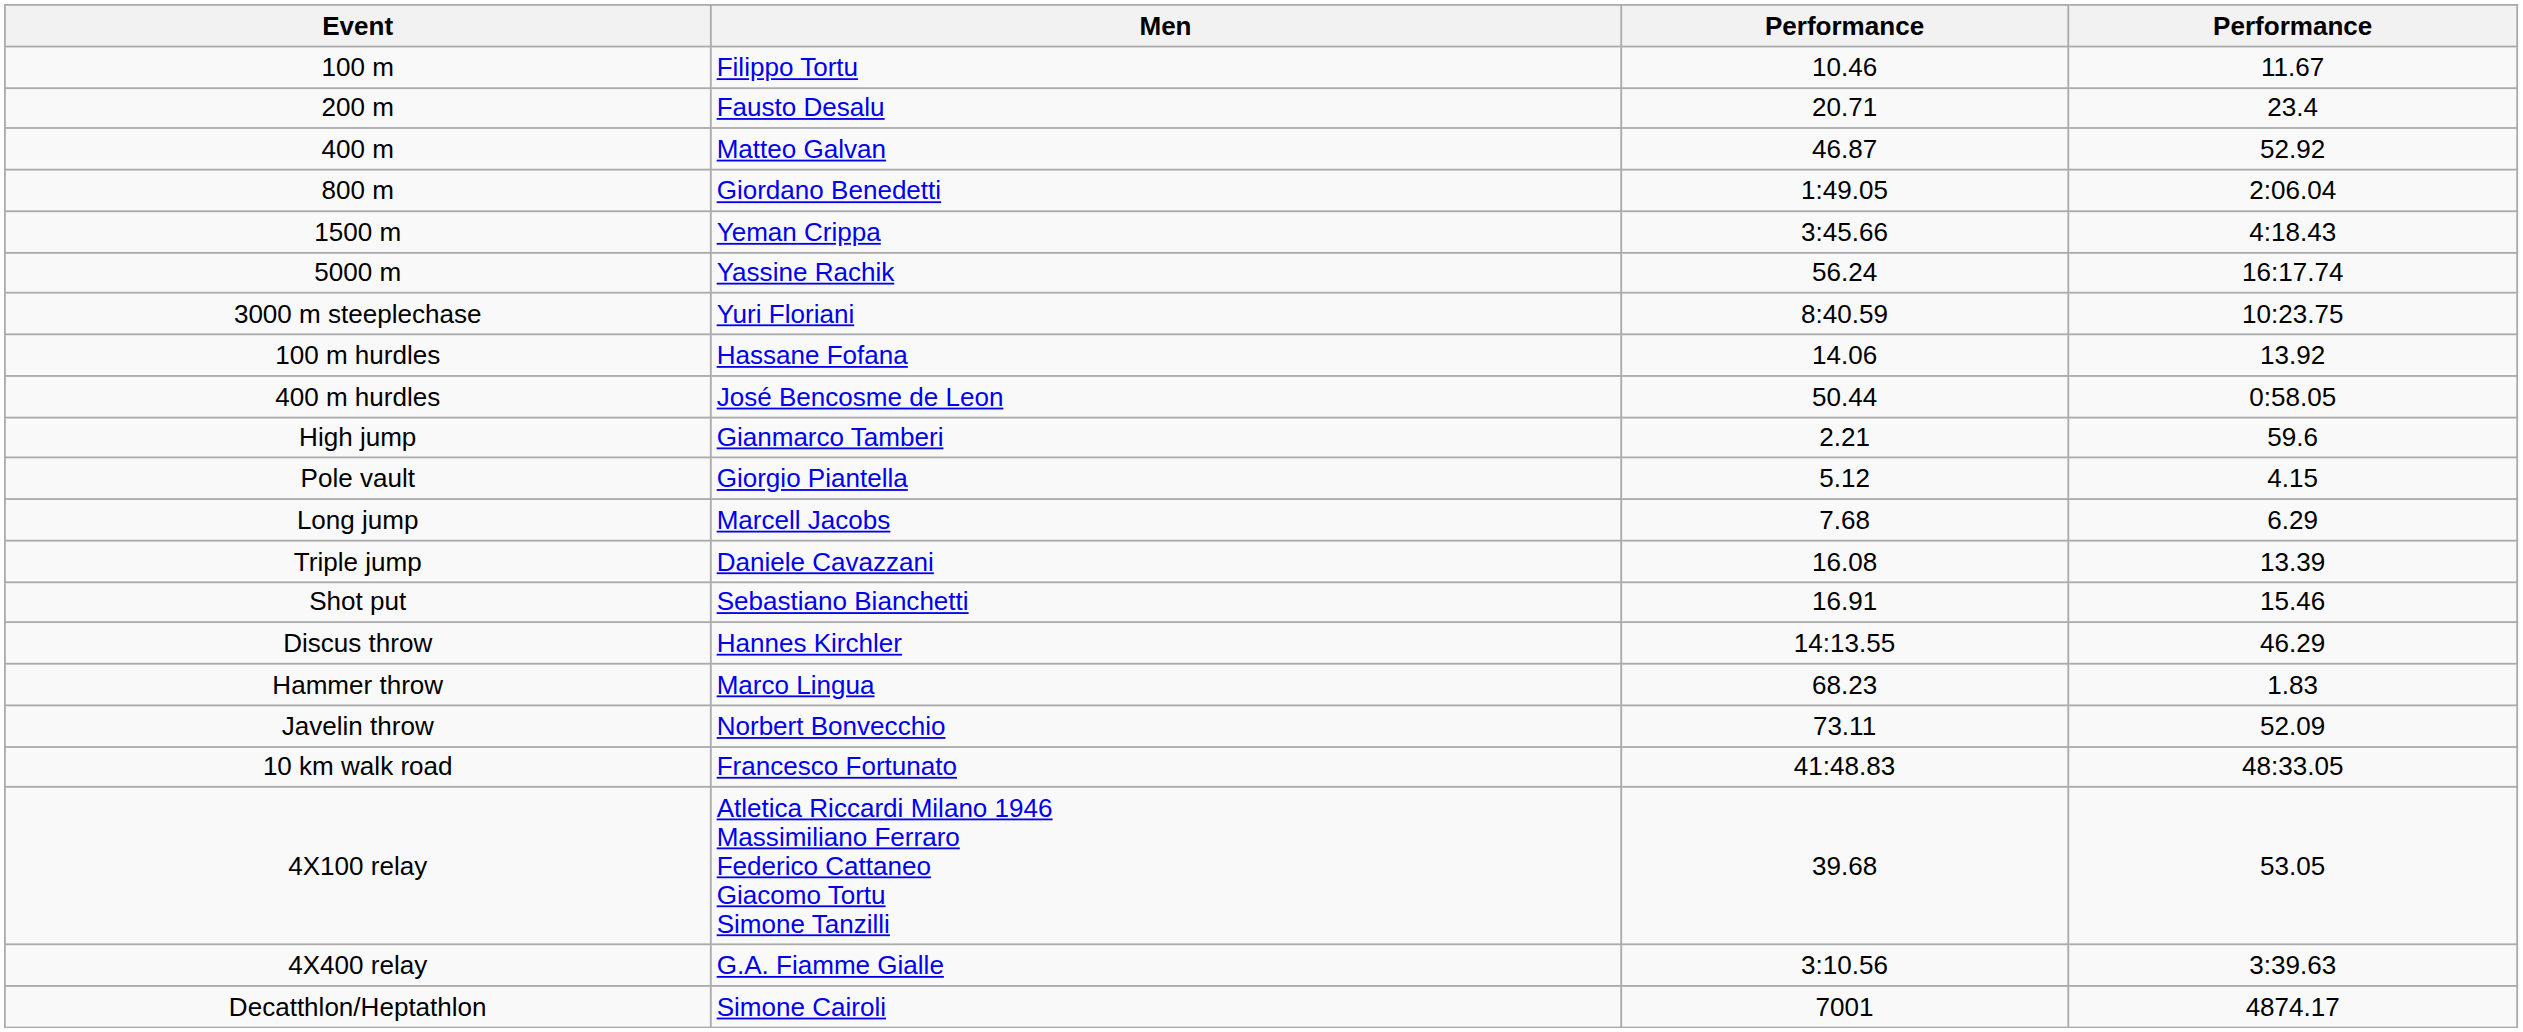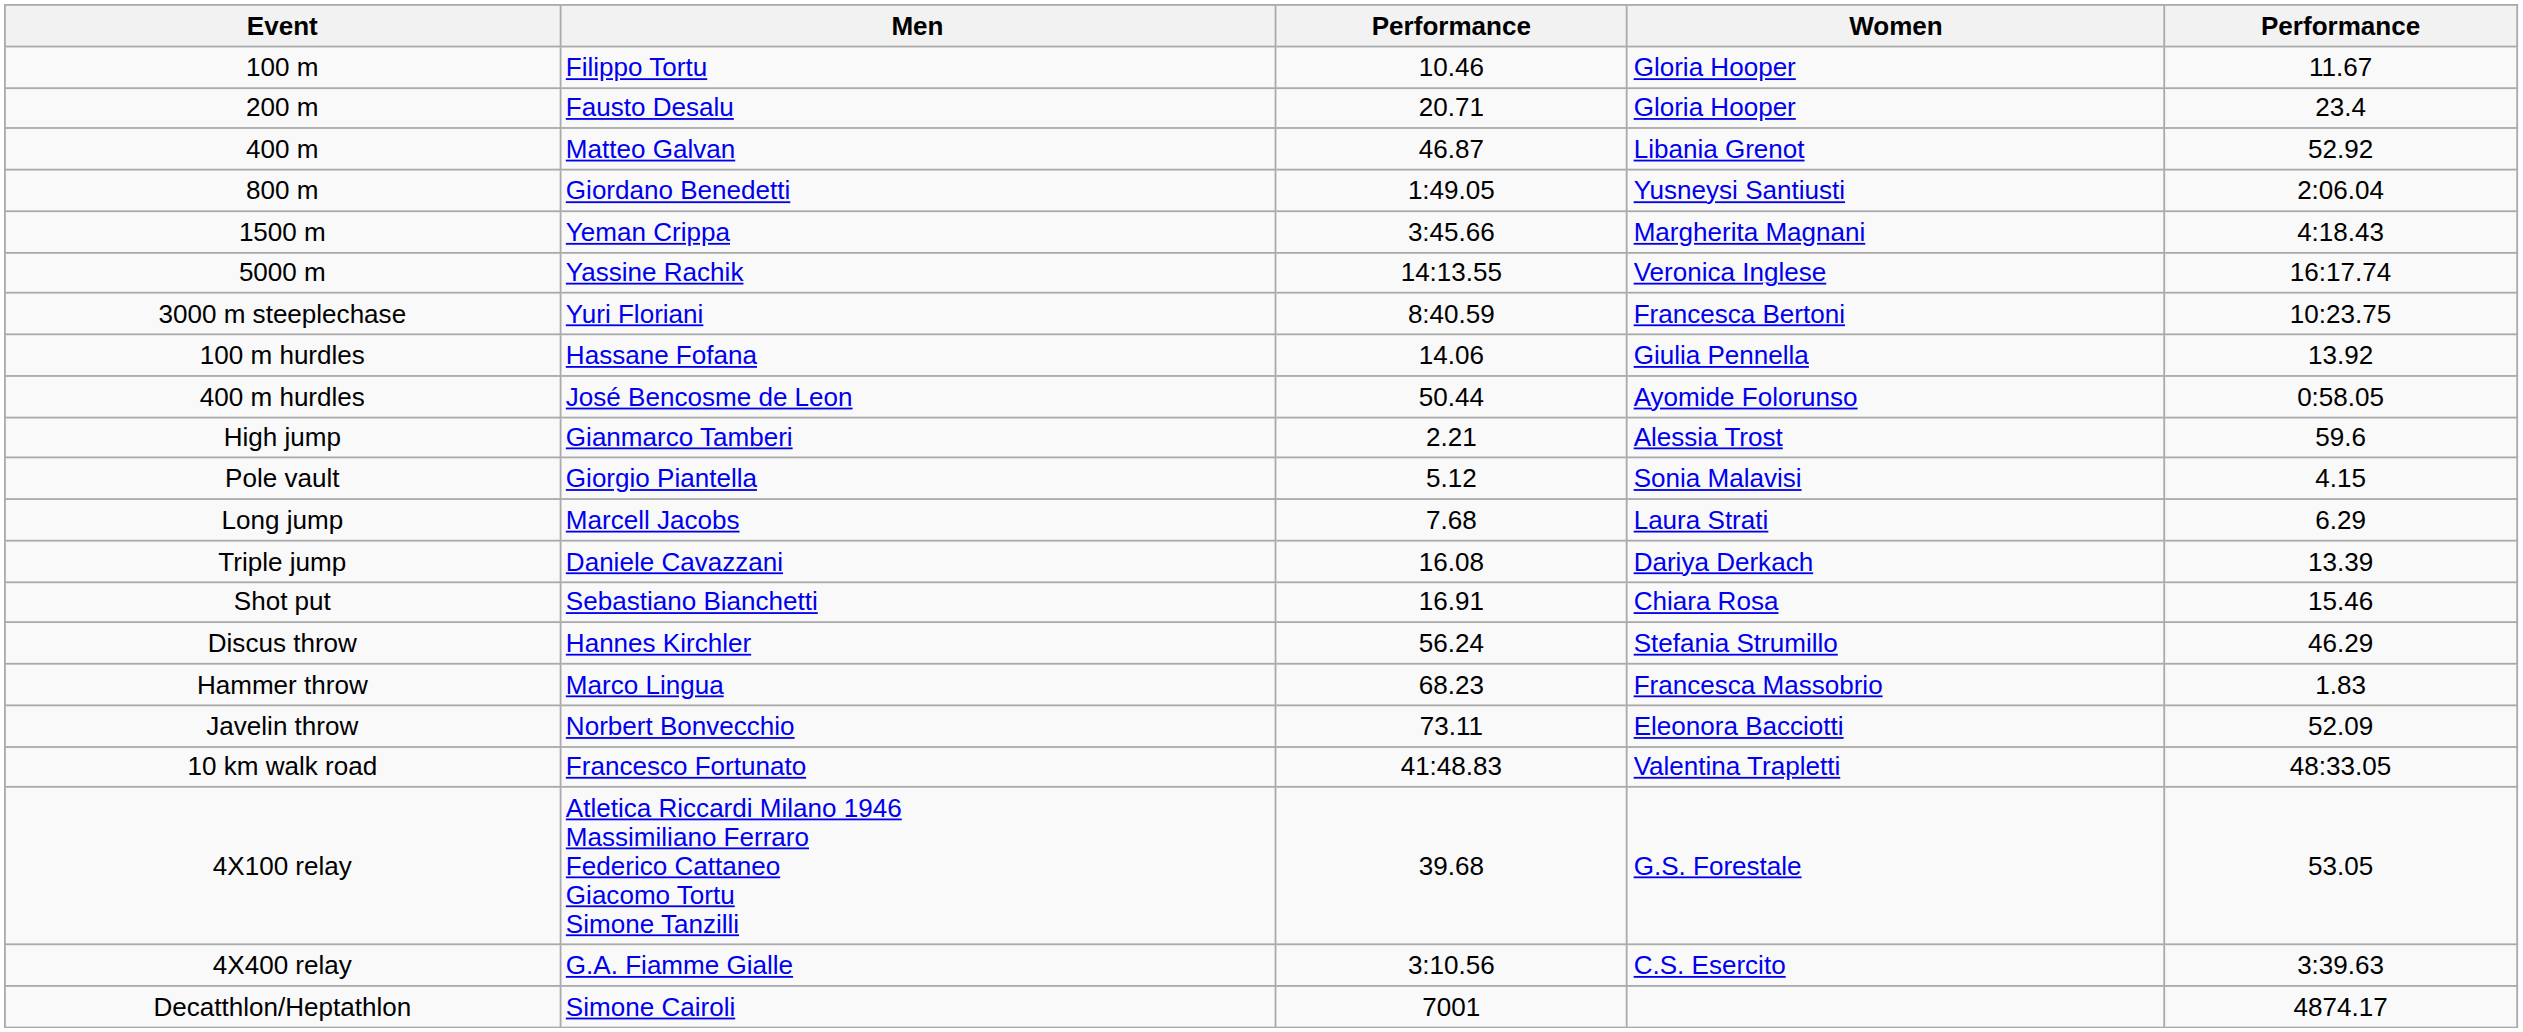+ column: (1896, 26)
(1845, 273) 56.24 -> (1451, 273) 14:13.55
(1845, 644) 14:13.55 -> (1451, 644) 56.24
